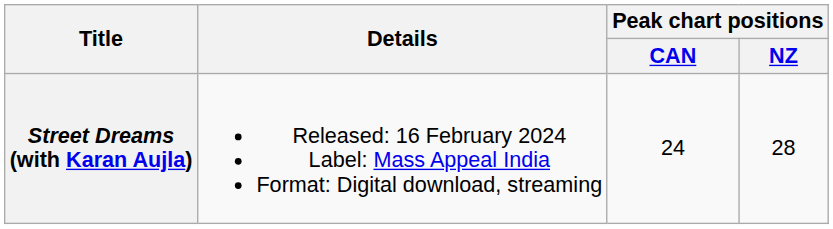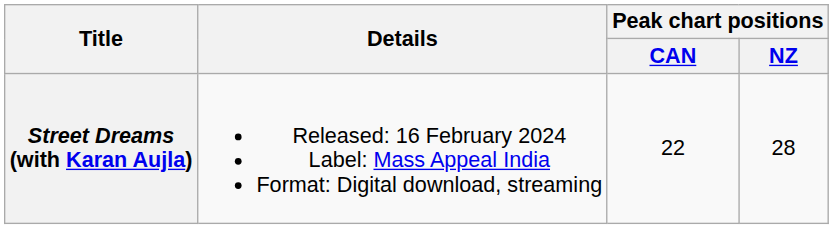(673, 148) 24 -> (673, 148) 22
